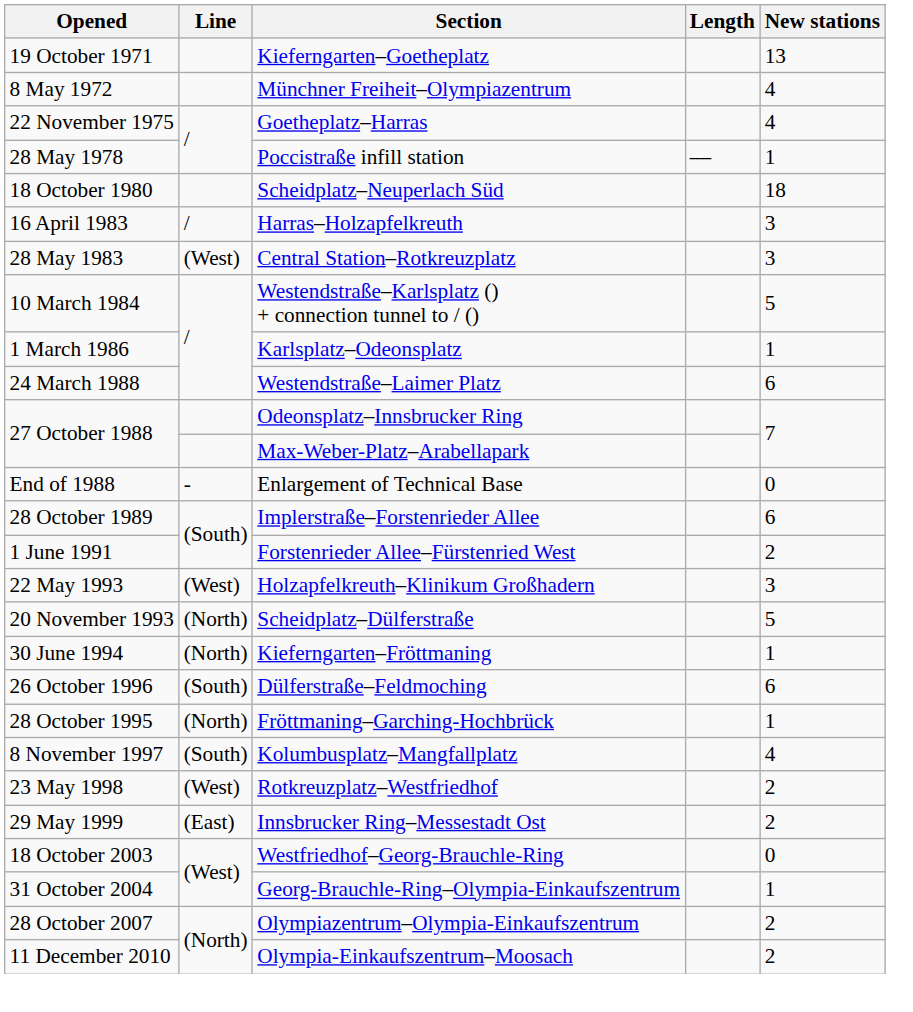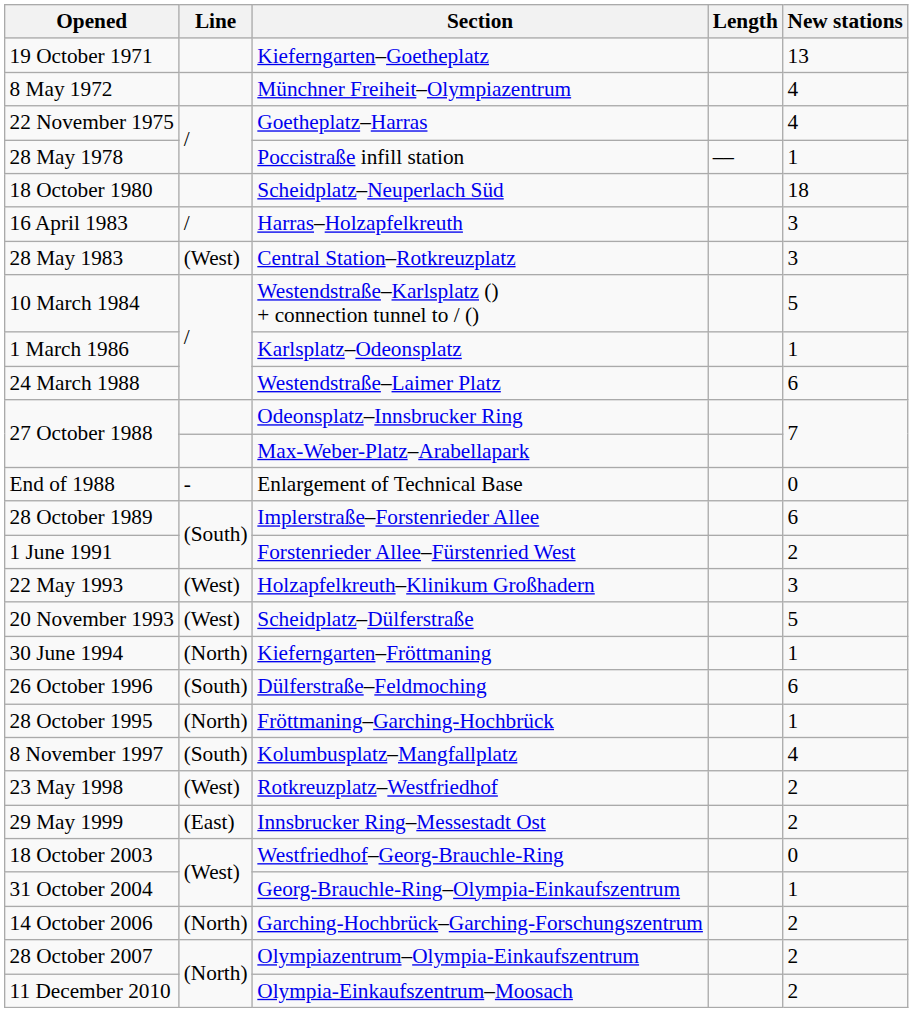(216, 619) (North) -> (212, 619) (West)
+ row: (480, 922)
